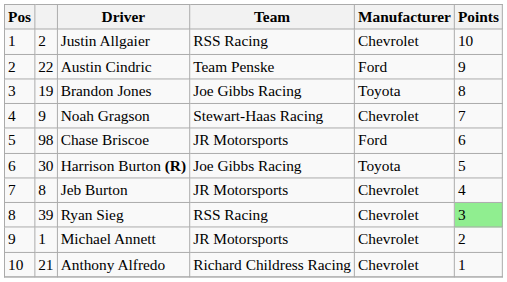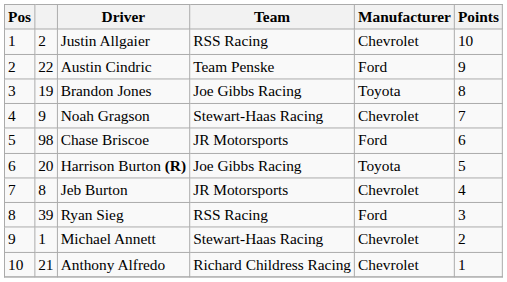(46, 165) 30 -> (46, 165) 20
(388, 214) Chevrolet -> (373, 214) Ford
(462, 214) lightgreen background -> (462, 214) no background
(241, 239) JR Motorsports -> (258, 239) Stewart-Haas Racing
